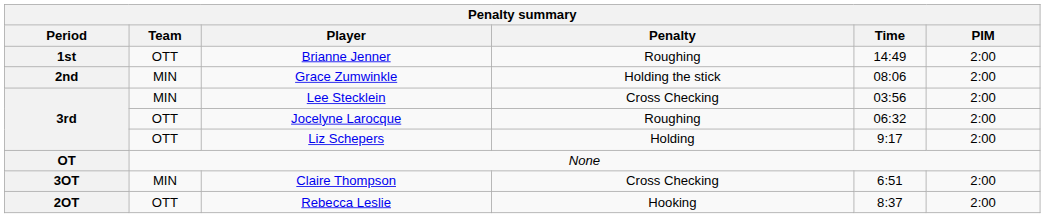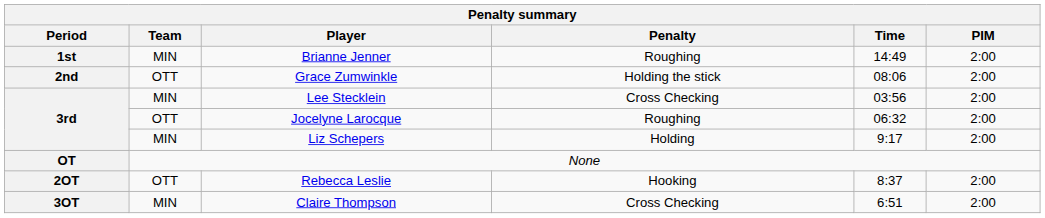(165, 56) OTT -> (165, 56) MIN
(165, 77) MIN -> (165, 77) OTT
(165, 139) OTT -> (165, 139) MIN
rows swapped: (346, 202) <-> (346, 181)
